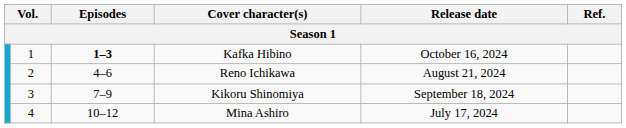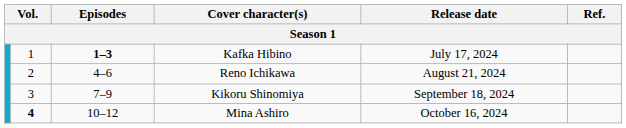(464, 53) October 16, 2024 -> (464, 53) July 17, 2024
(31, 113) normal -> (31, 113) bold
(464, 113) July 17, 2024 -> (464, 113) October 16, 2024
